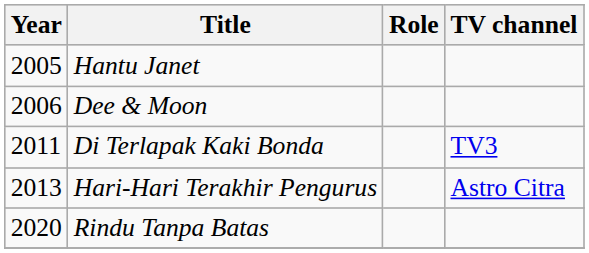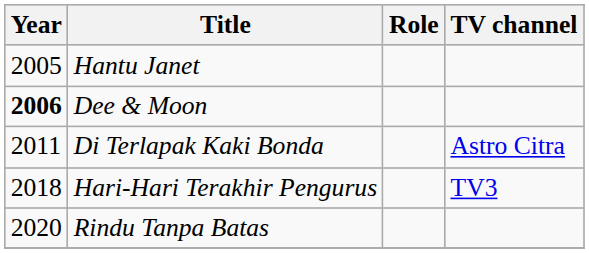(36, 106) normal -> (36, 106) bold
(474, 146) TV3 -> (508, 146) Astro Citra
(36, 187) 2013 -> (36, 187) 2018
(508, 187) Astro Citra -> (474, 187) TV3
